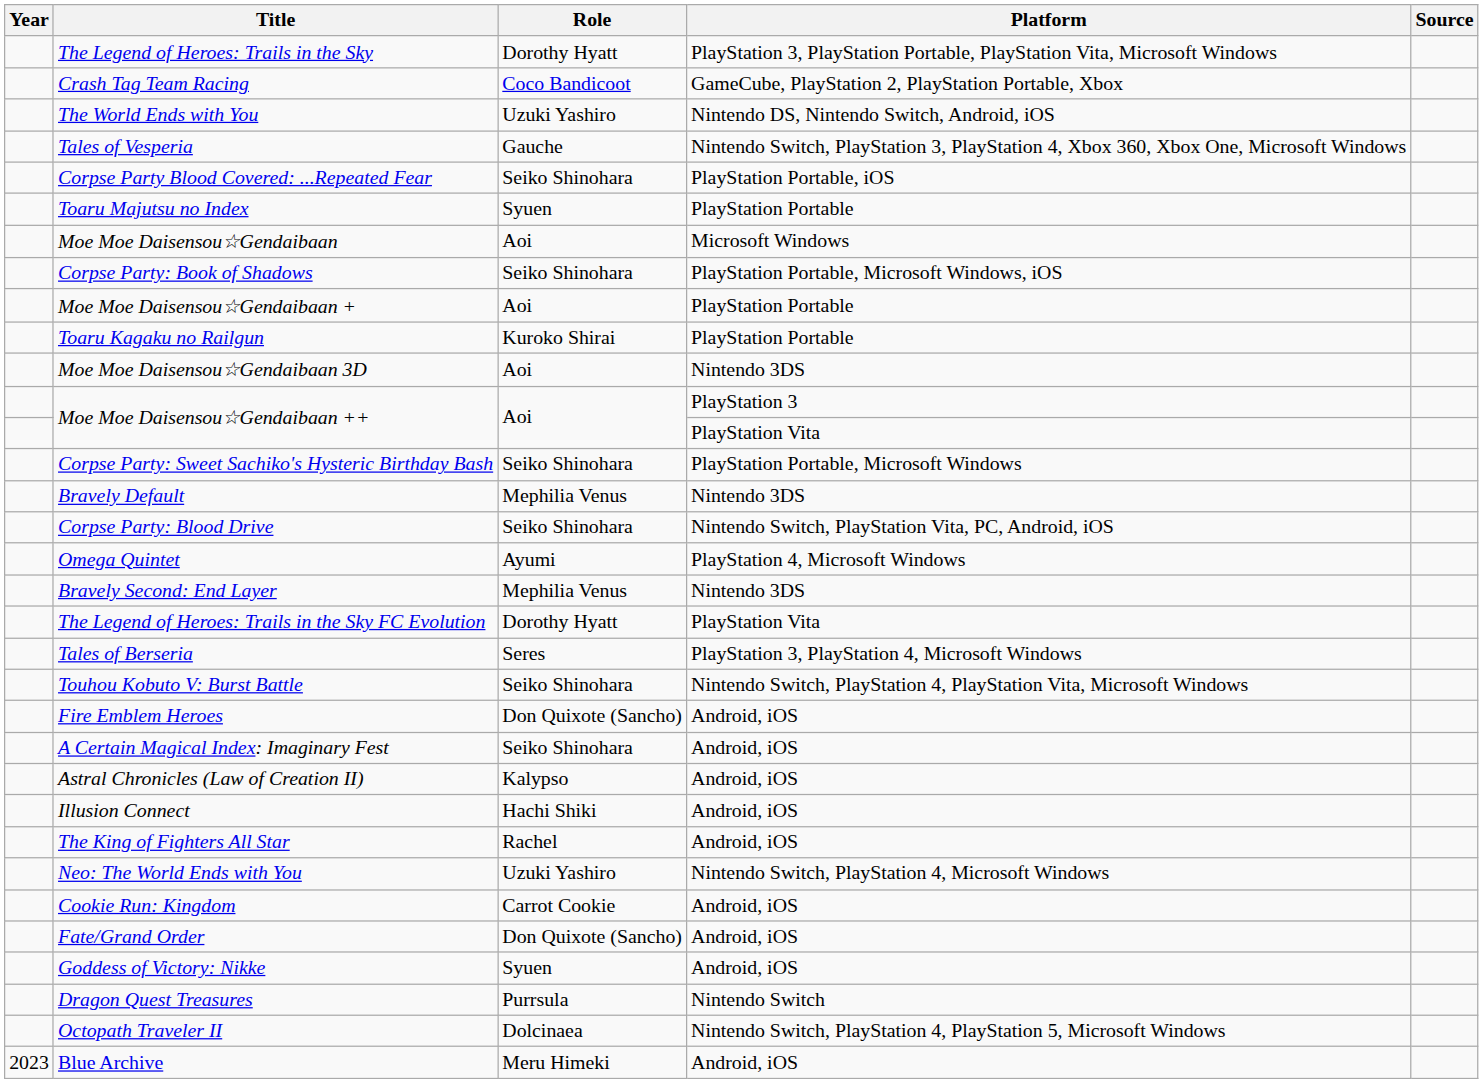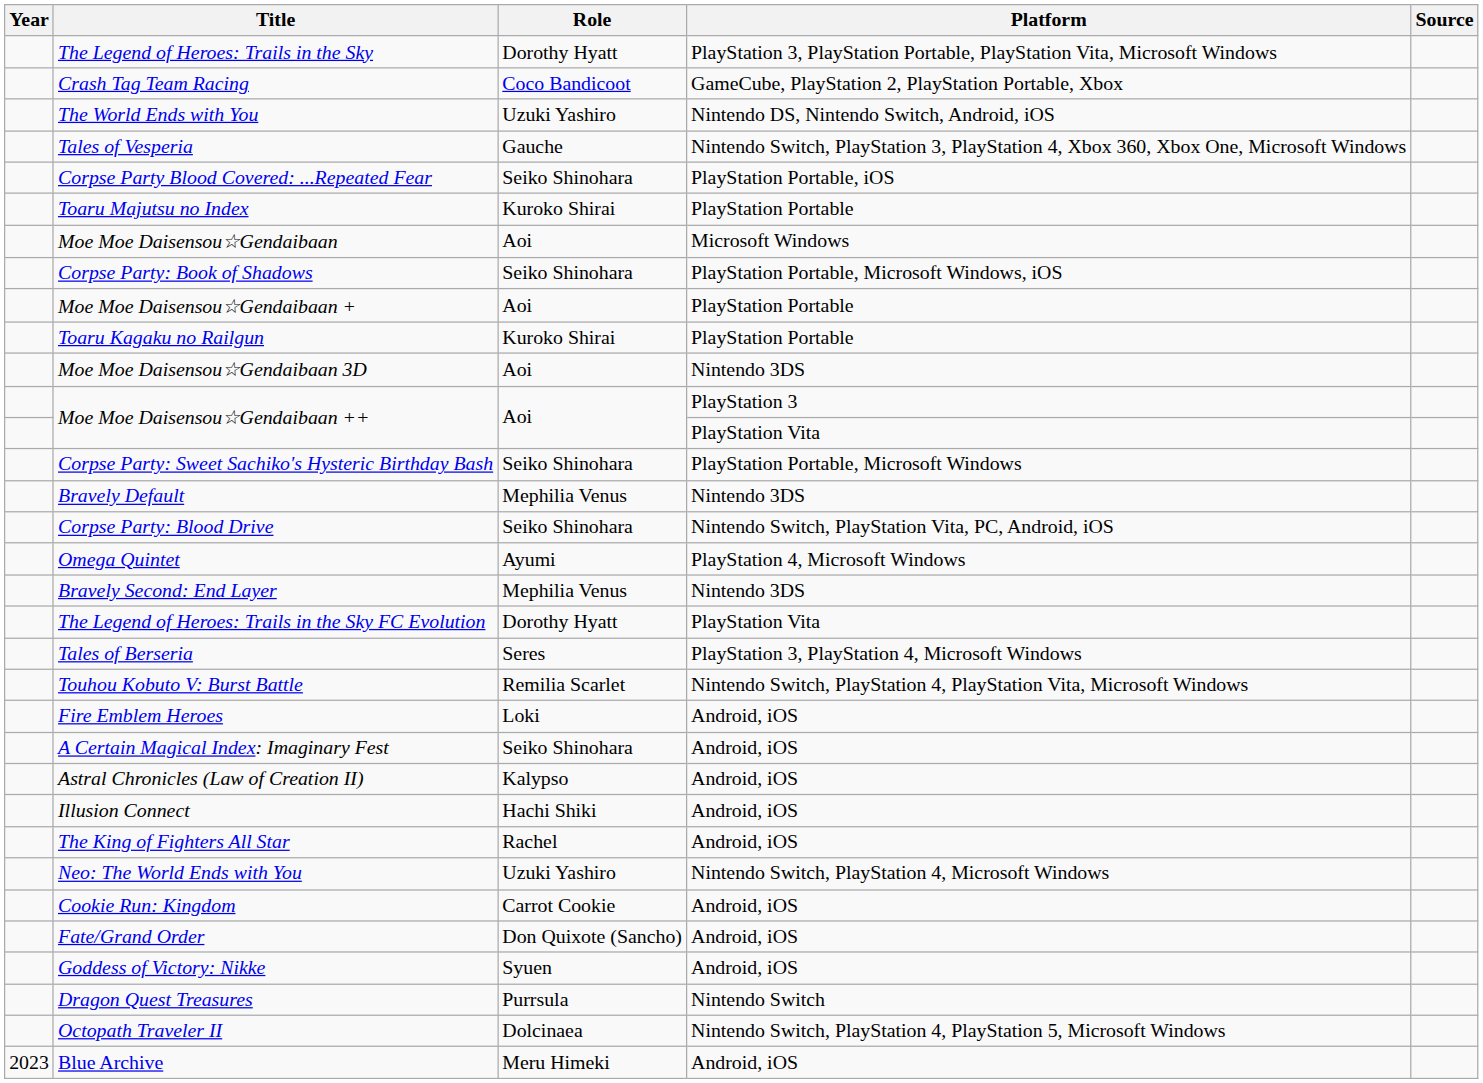(527, 209) Syuen -> (559, 209) Kuroko Shirai
(568, 684) Seiko Shinohara -> (564, 684) Remilia Scarlet
(592, 716) Don Quixote (Sancho) -> (521, 716) Loki
